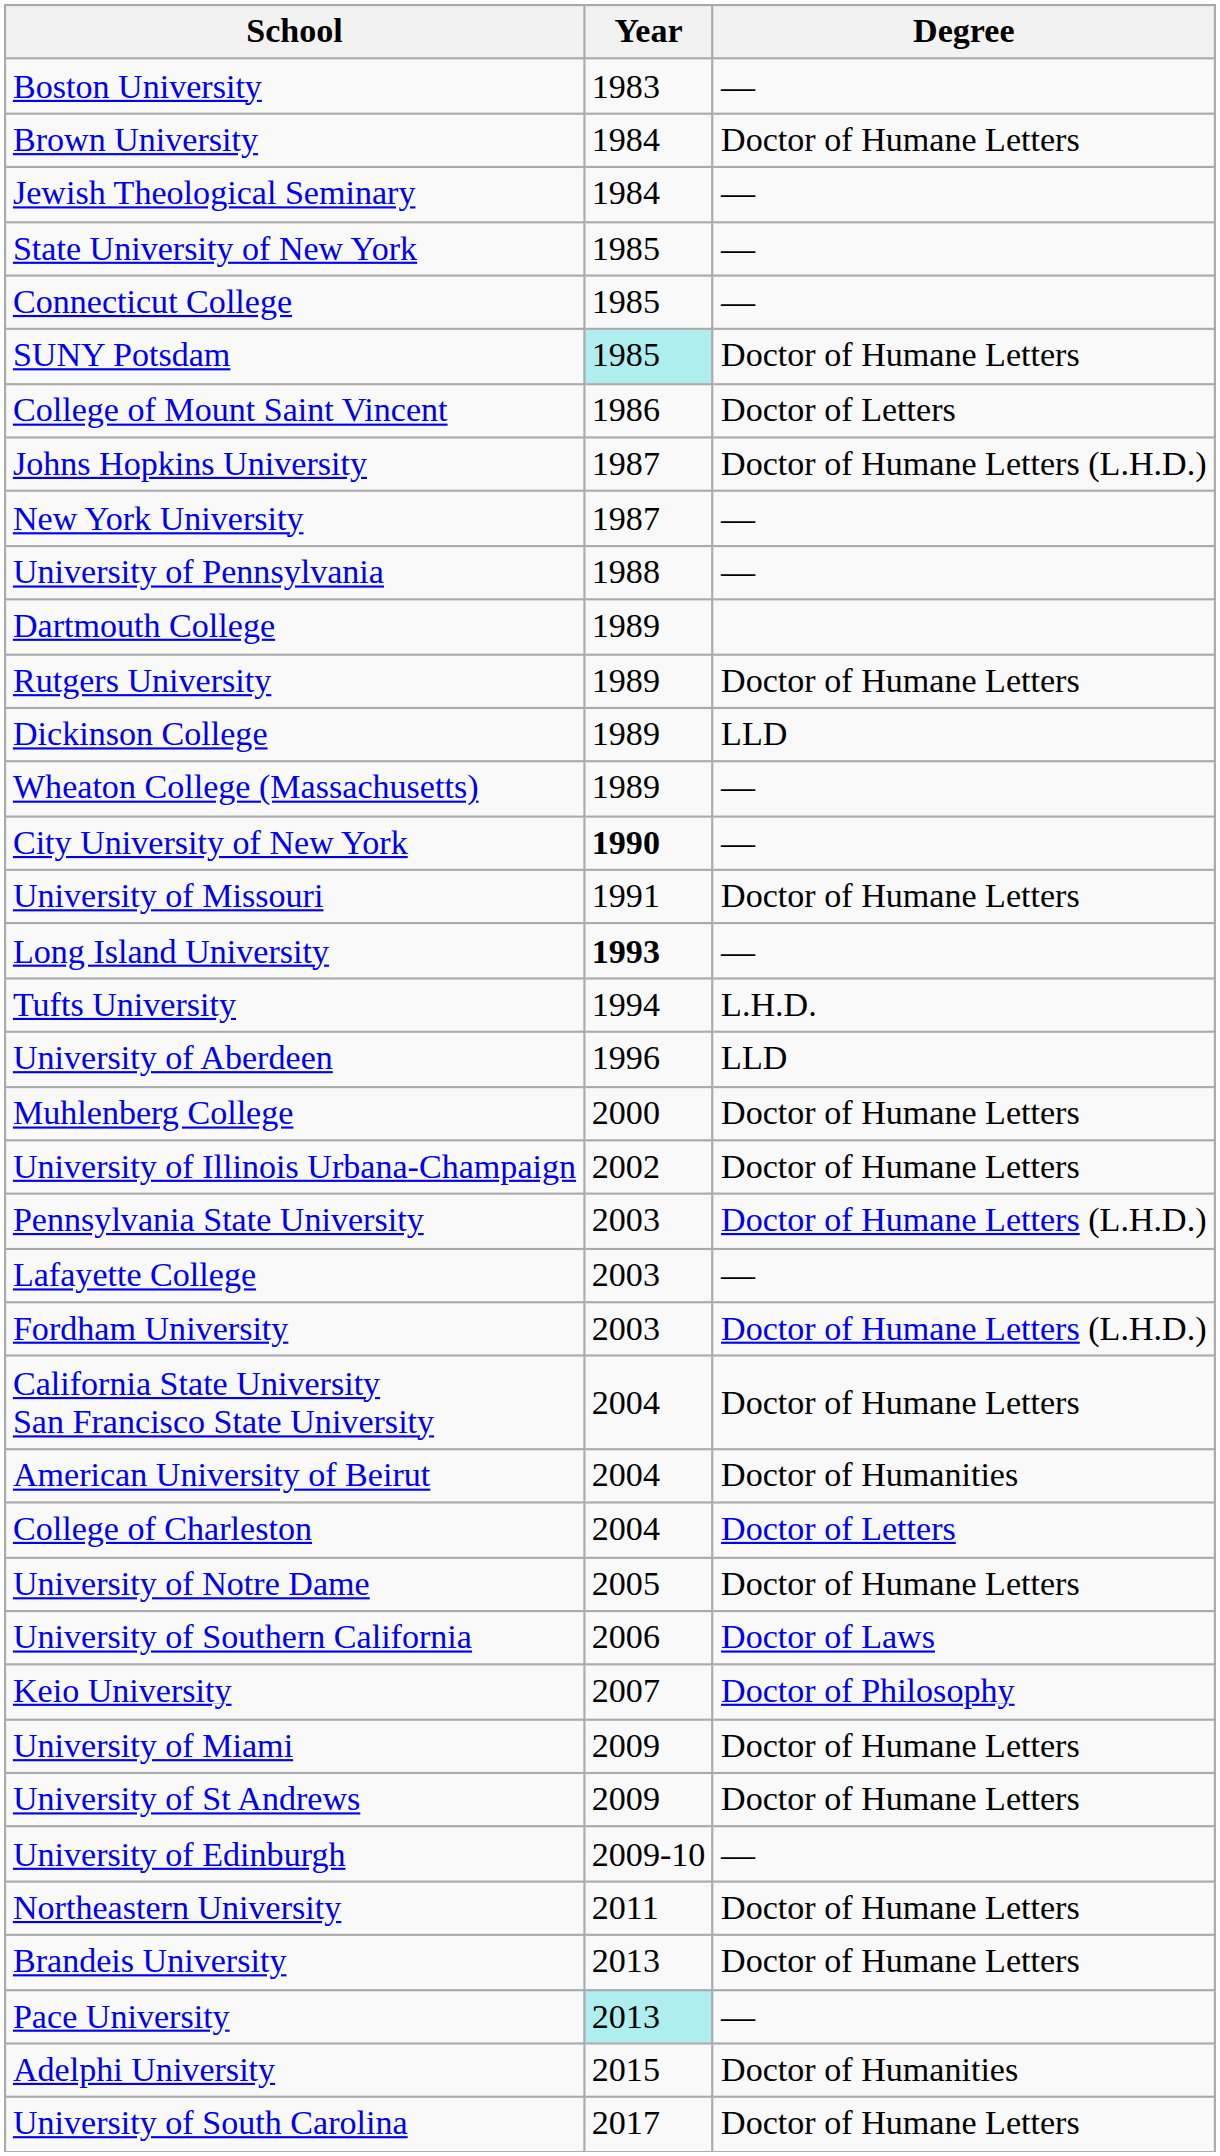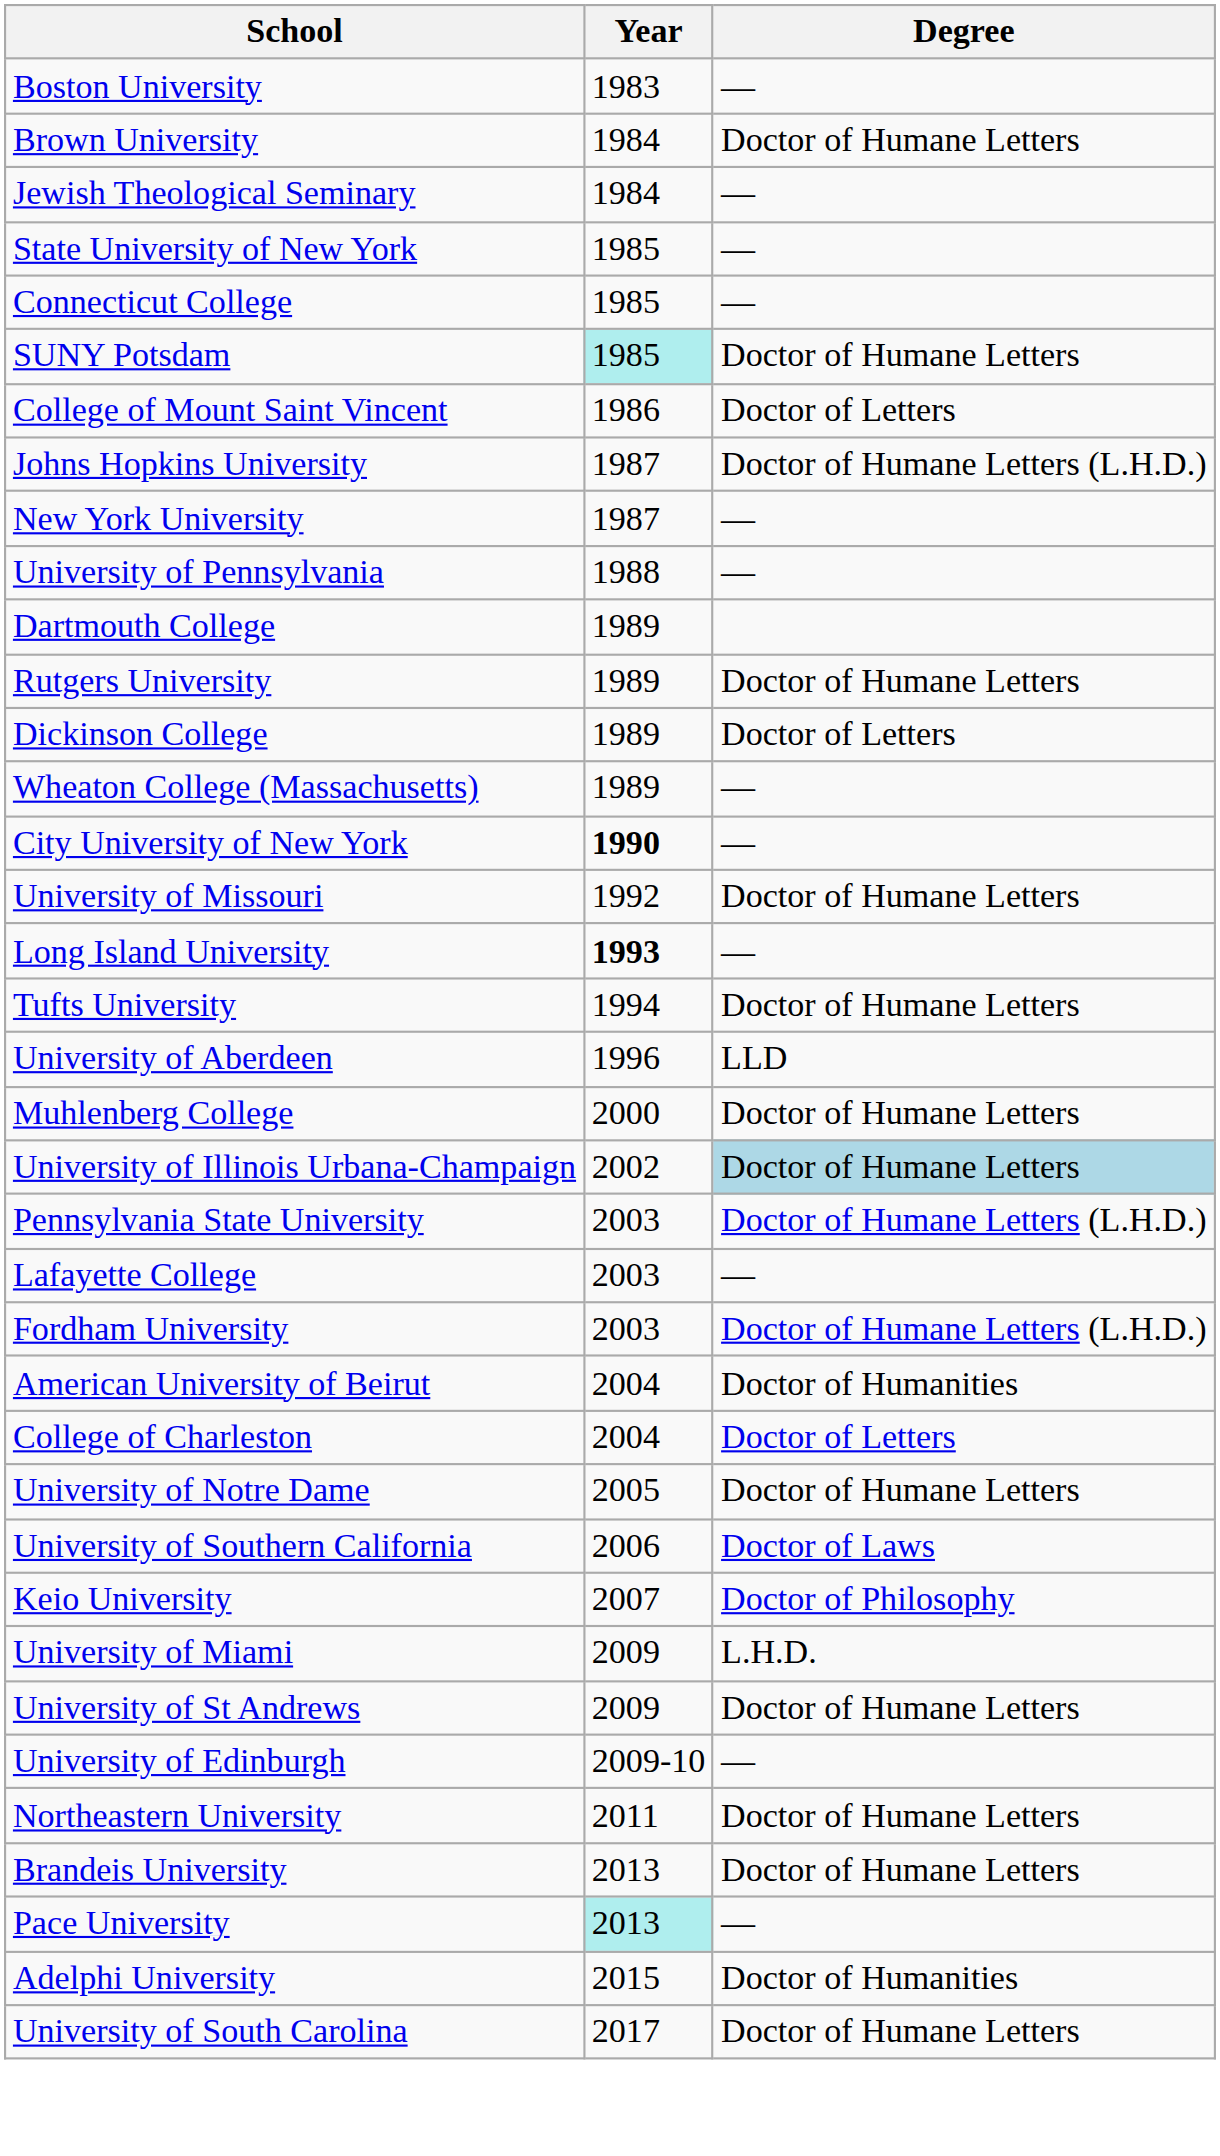(754, 734) LLD -> (838, 734) Doctor of Letters
(626, 896) 1991 -> (626, 896) 1992
(769, 1004) L.H.D. -> (900, 1004) Doctor of Humane Letters
(900, 1166) no background -> (900, 1166) lightblue background
- row: (224, 1401)
(900, 1745) Doctor of Humane Letters -> (769, 1652) L.H.D.
